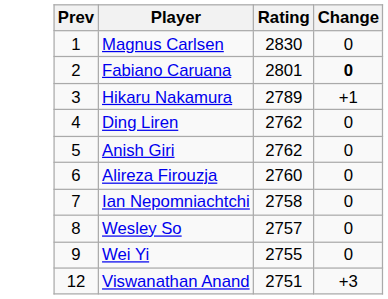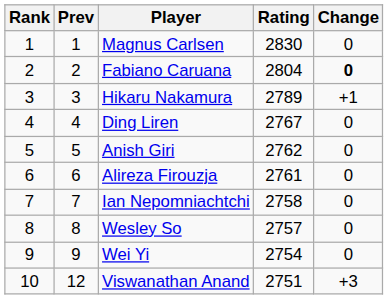+ column: (29, 18)
(284, 70) 2801 -> (284, 70) 2804
(284, 123) 2762 -> (284, 123) 2767
(284, 176) 2760 -> (284, 176) 2761
(284, 255) 2755 -> (284, 255) 2754
